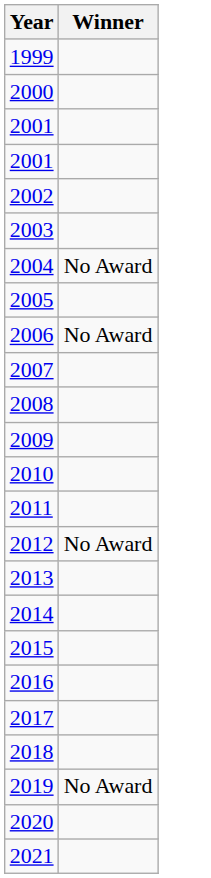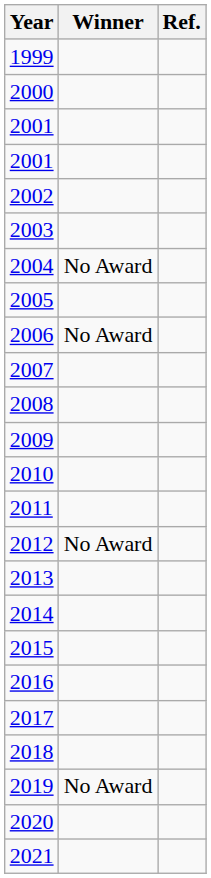+ column: (182, 21)
